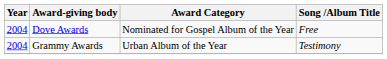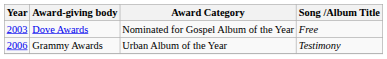(17, 29) 2004 -> (17, 29) 2003
(17, 45) 2004 -> (17, 45) 2006
